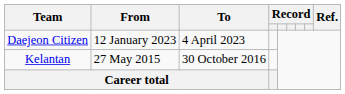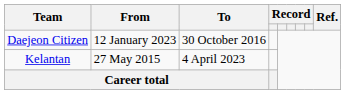(214, 39) 4 April 2023 -> (224, 39) 30 October 2016
(224, 59) 30 October 2016 -> (214, 59) 4 April 2023
